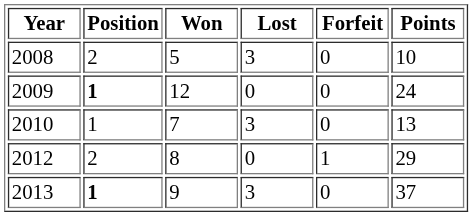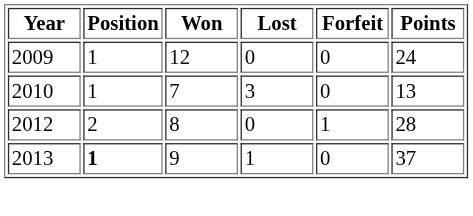- row: (33, 57)
(92, 90) bold -> (92, 57) normal
(406, 158) 29 -> (406, 124) 28
(250, 192) 3 -> (250, 158) 1
